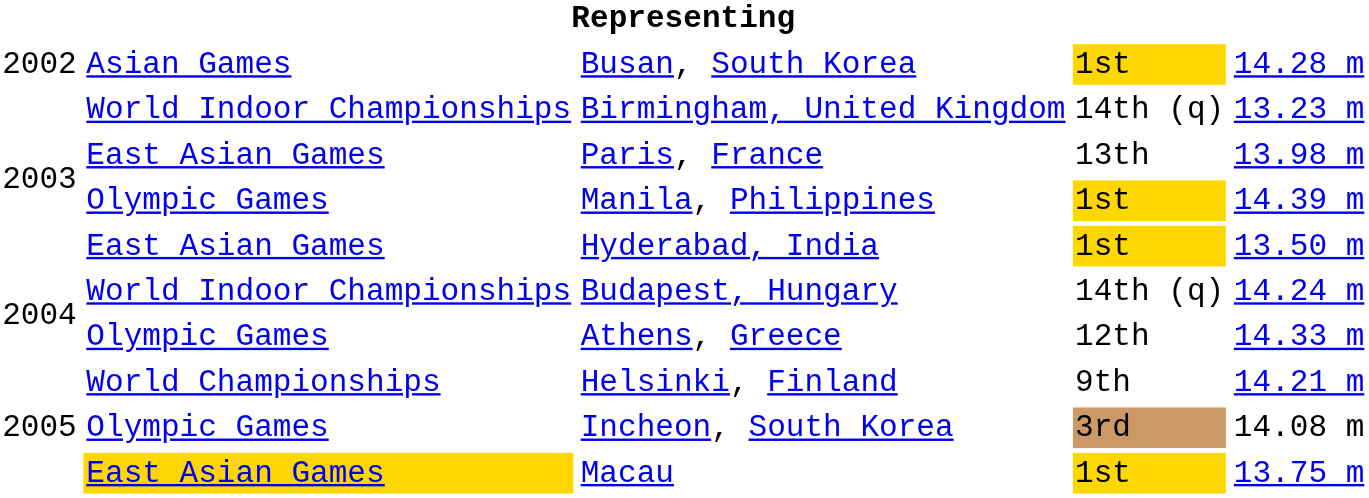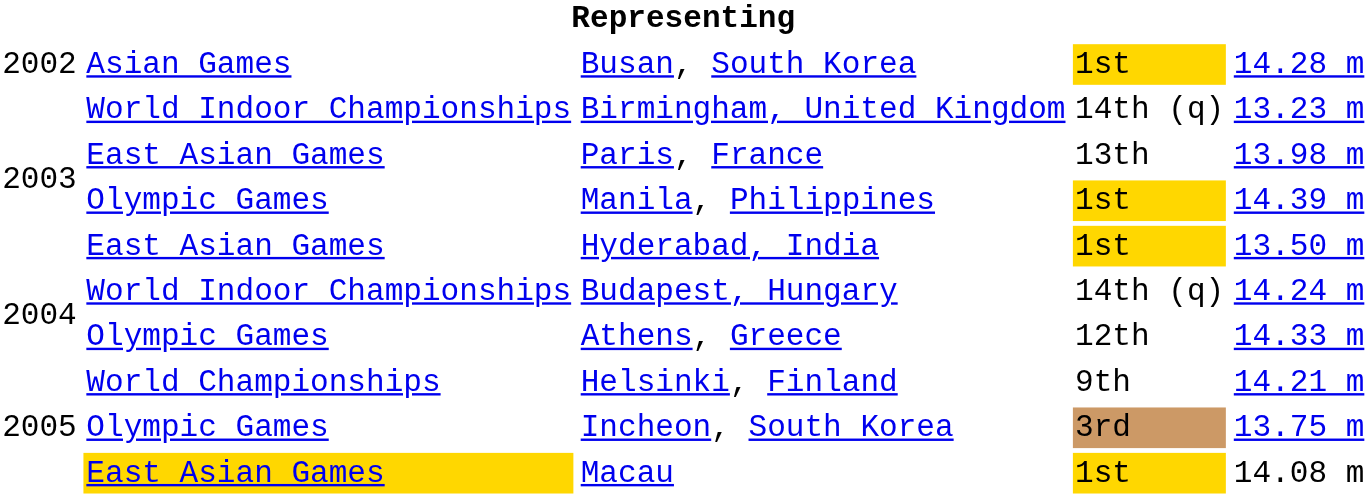(1299, 428) 14.08 m -> (1299, 428) 13.75 m
(1299, 473) 13.75 m -> (1299, 473) 14.08 m
